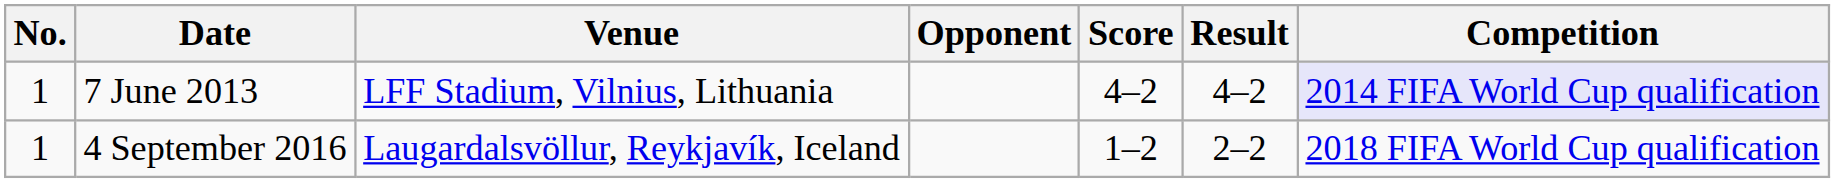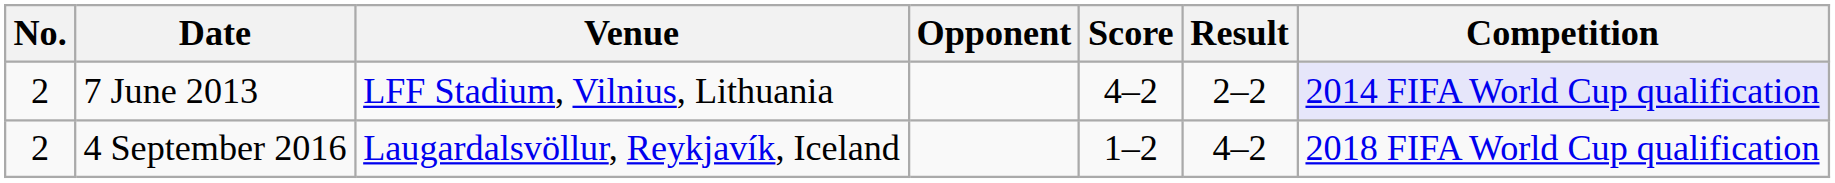(40, 90) 1 -> (40, 90) 2
(1240, 90) 4–2 -> (1240, 90) 2–2
(40, 147) 1 -> (40, 147) 2
(1240, 147) 2–2 -> (1240, 147) 4–2
